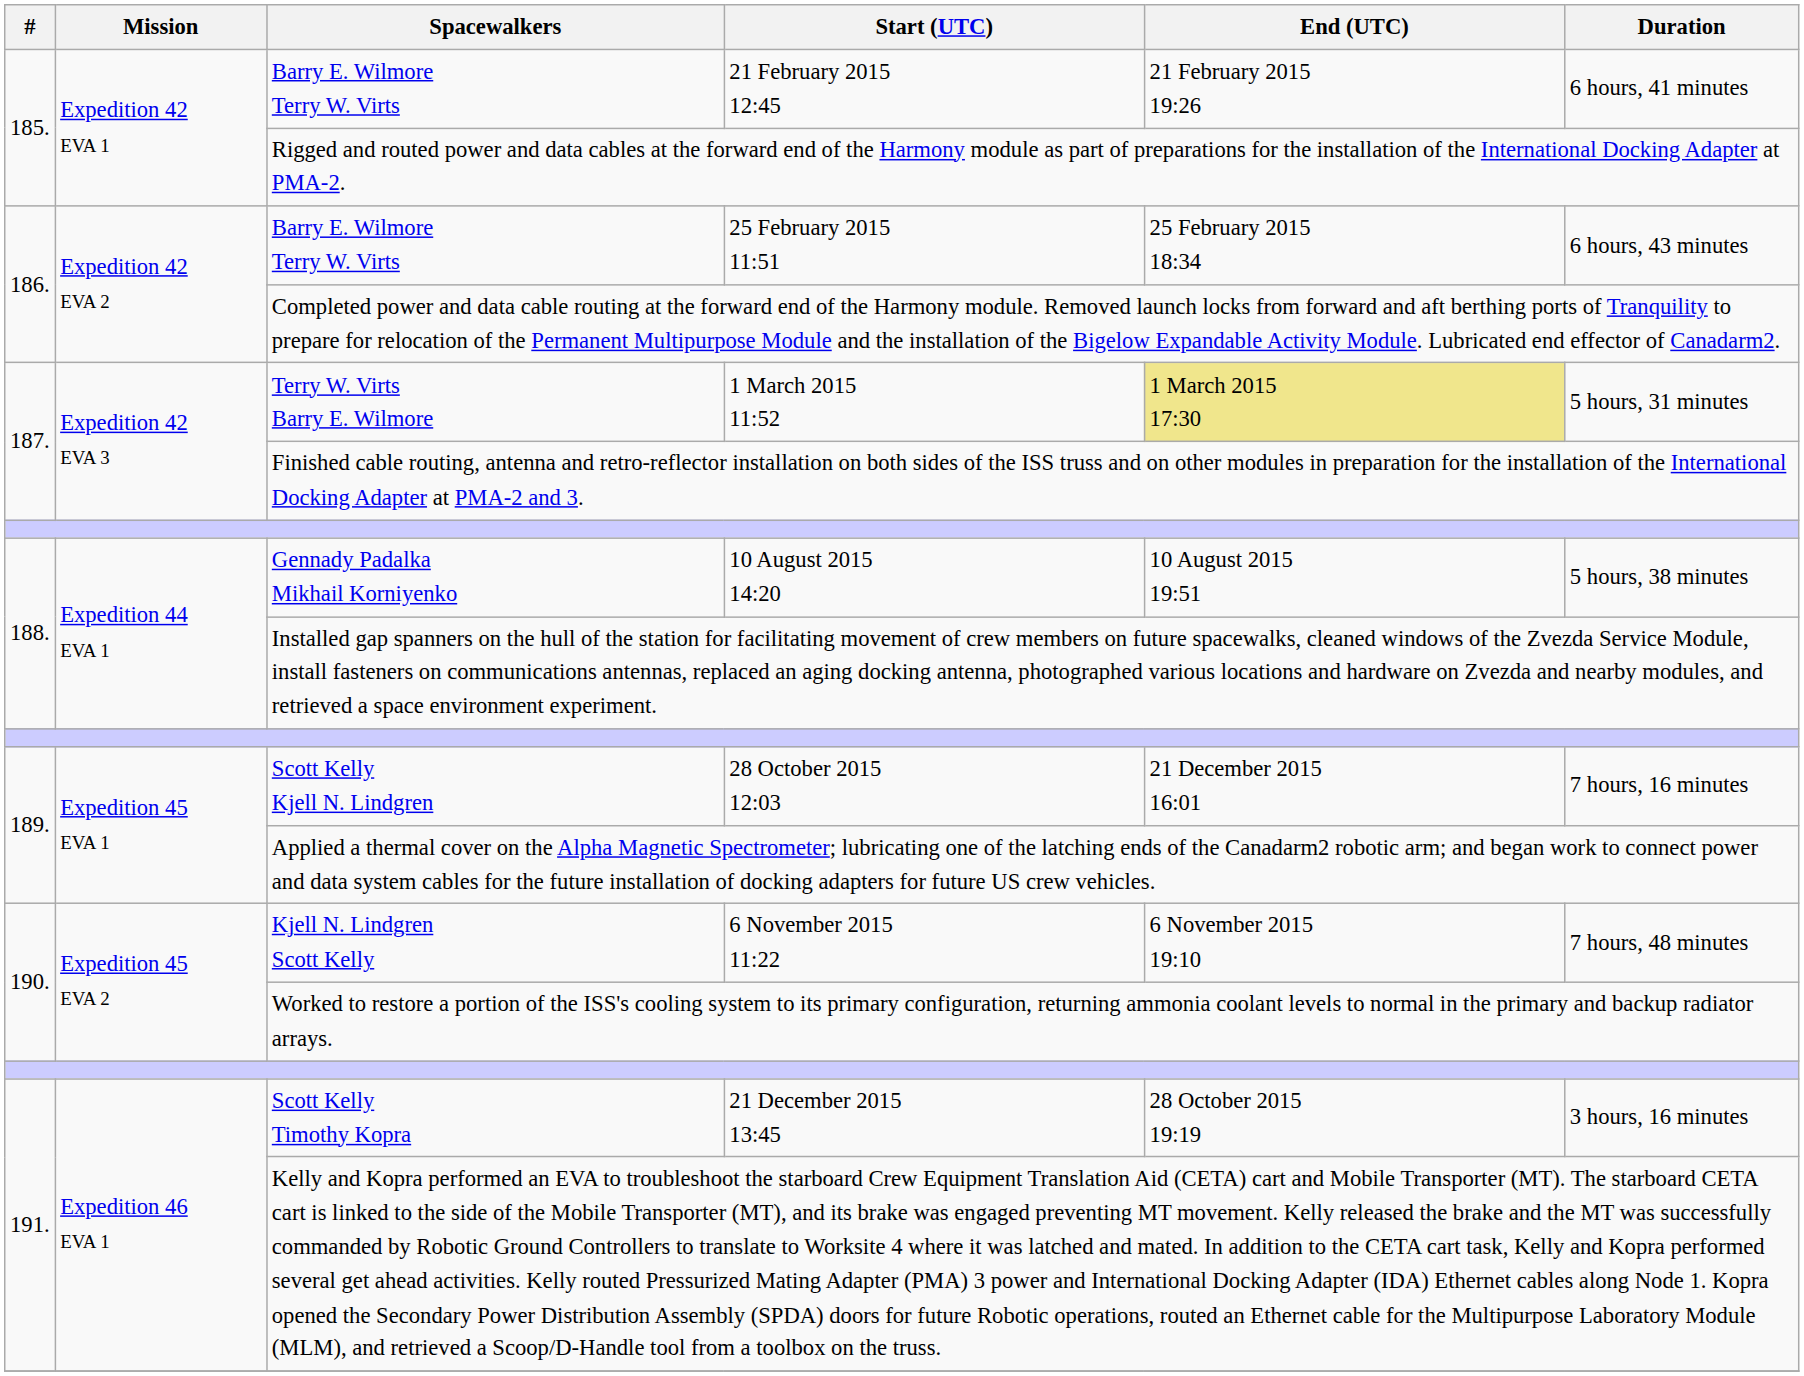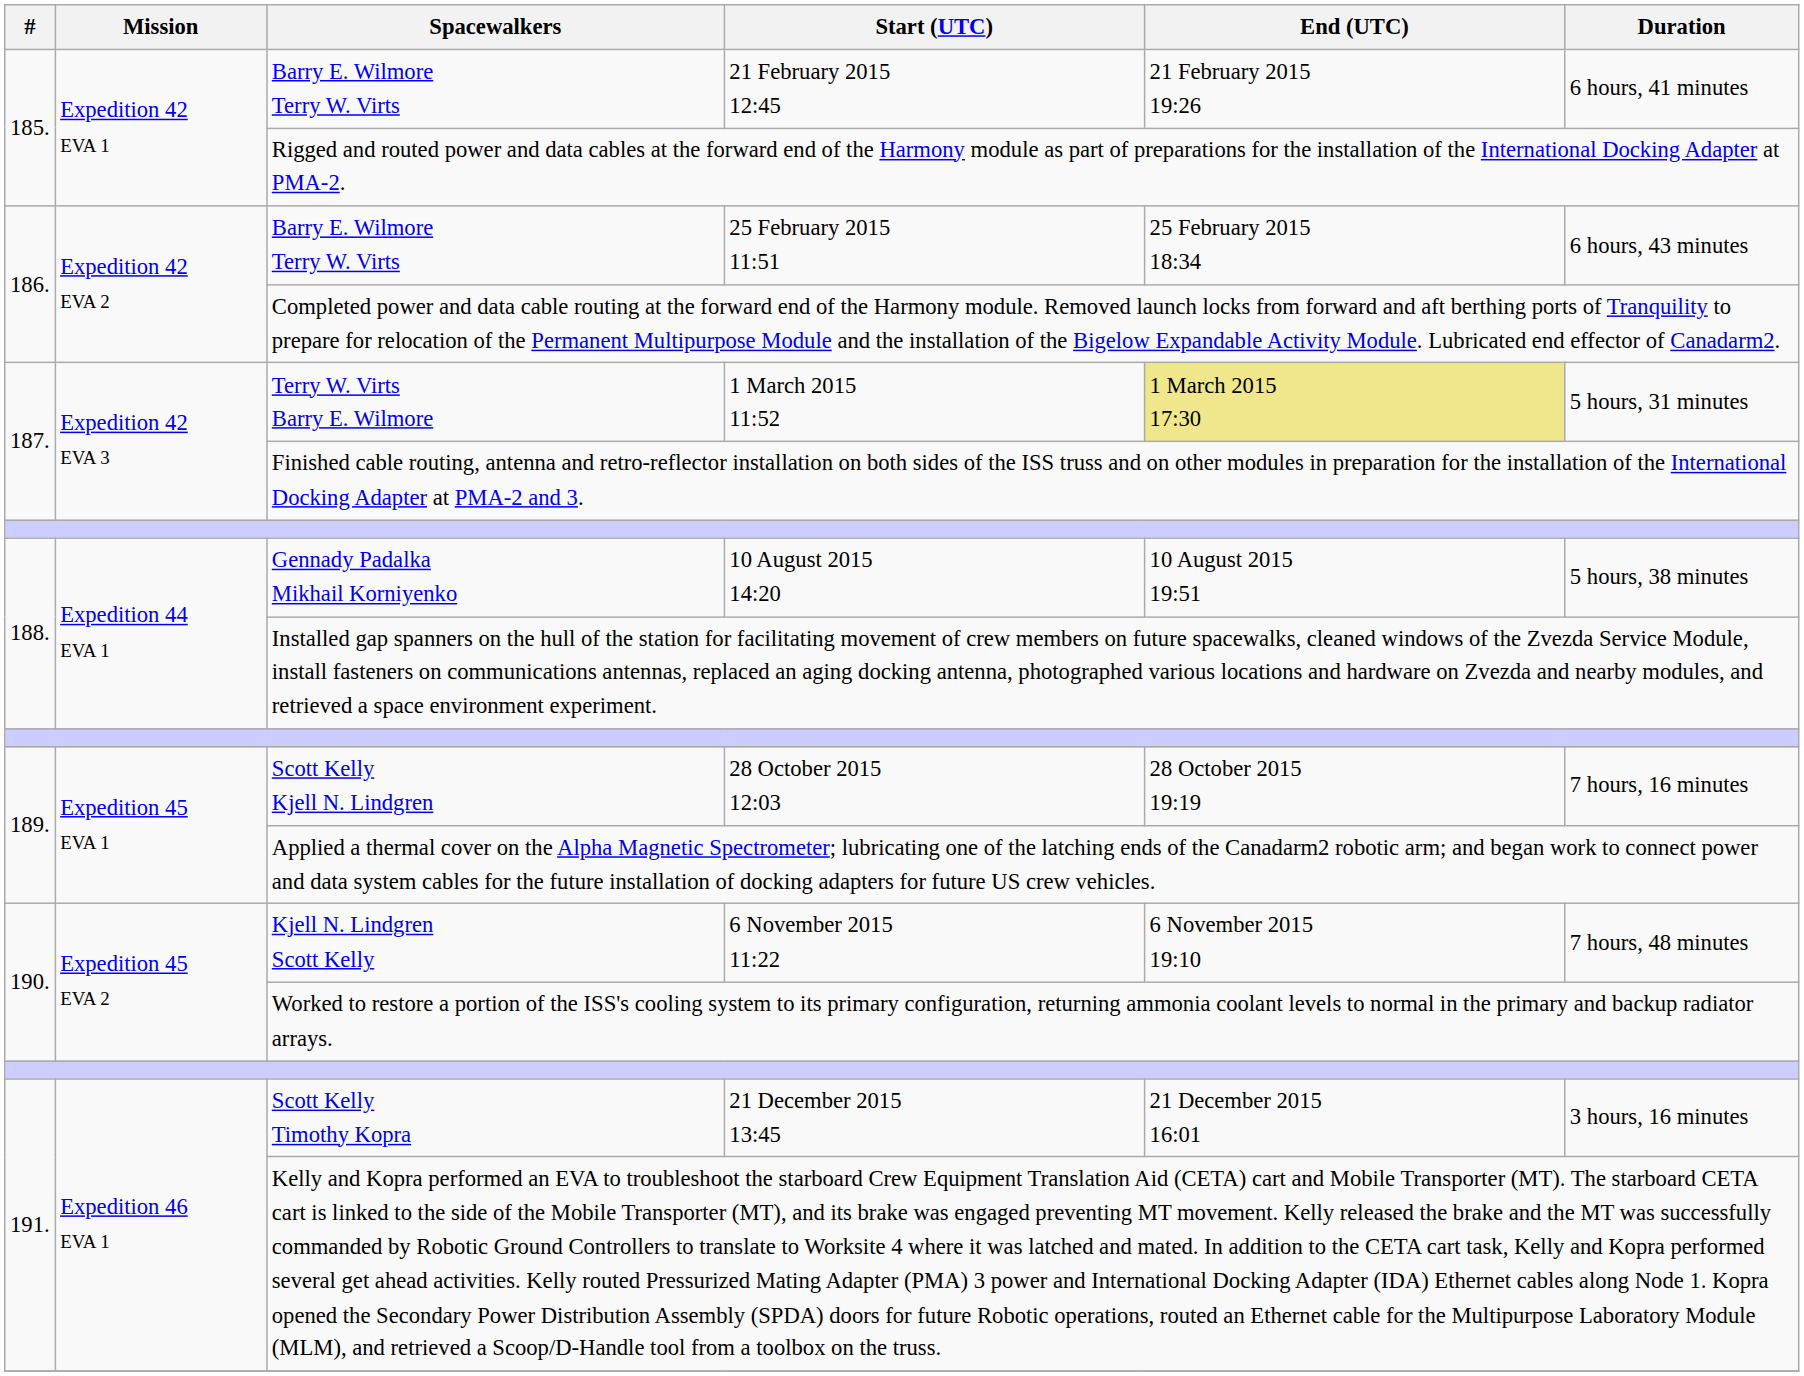(1236, 785) 21 December 2015 16:01 -> (1226, 785) 28 October 2015 19:19
(1226, 1117) 28 October 2015 19:19 -> (1236, 1117) 21 December 2015 16:01
